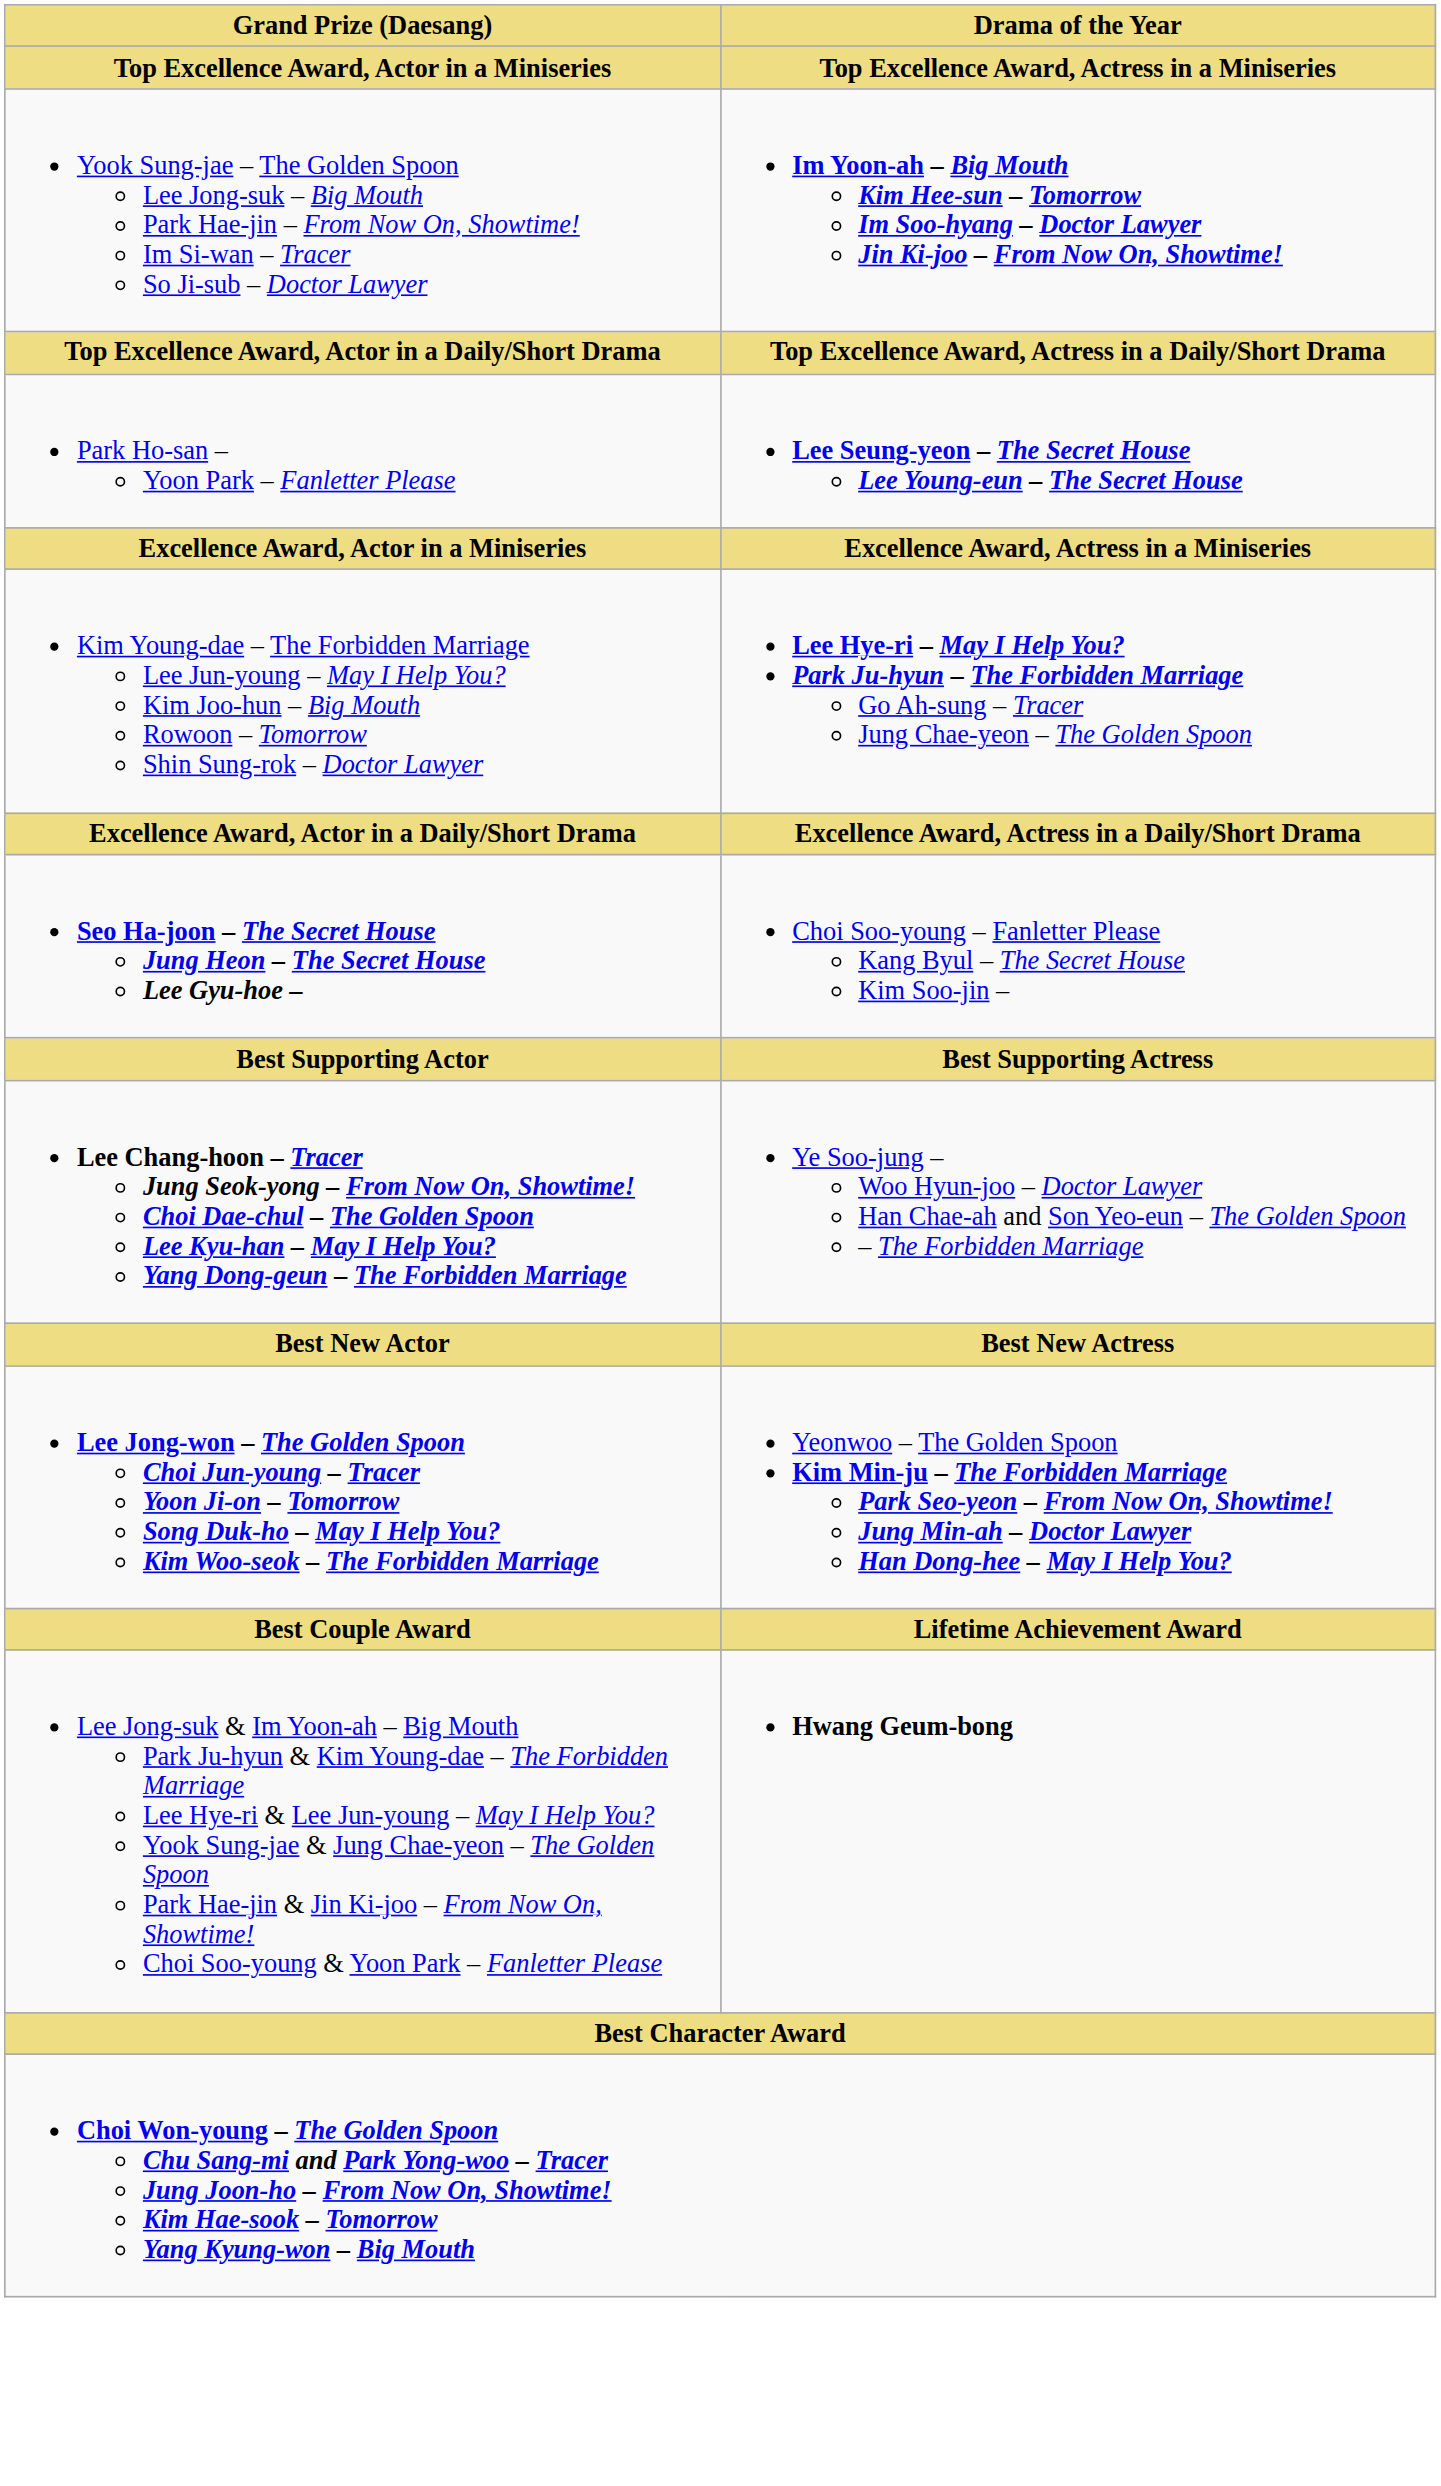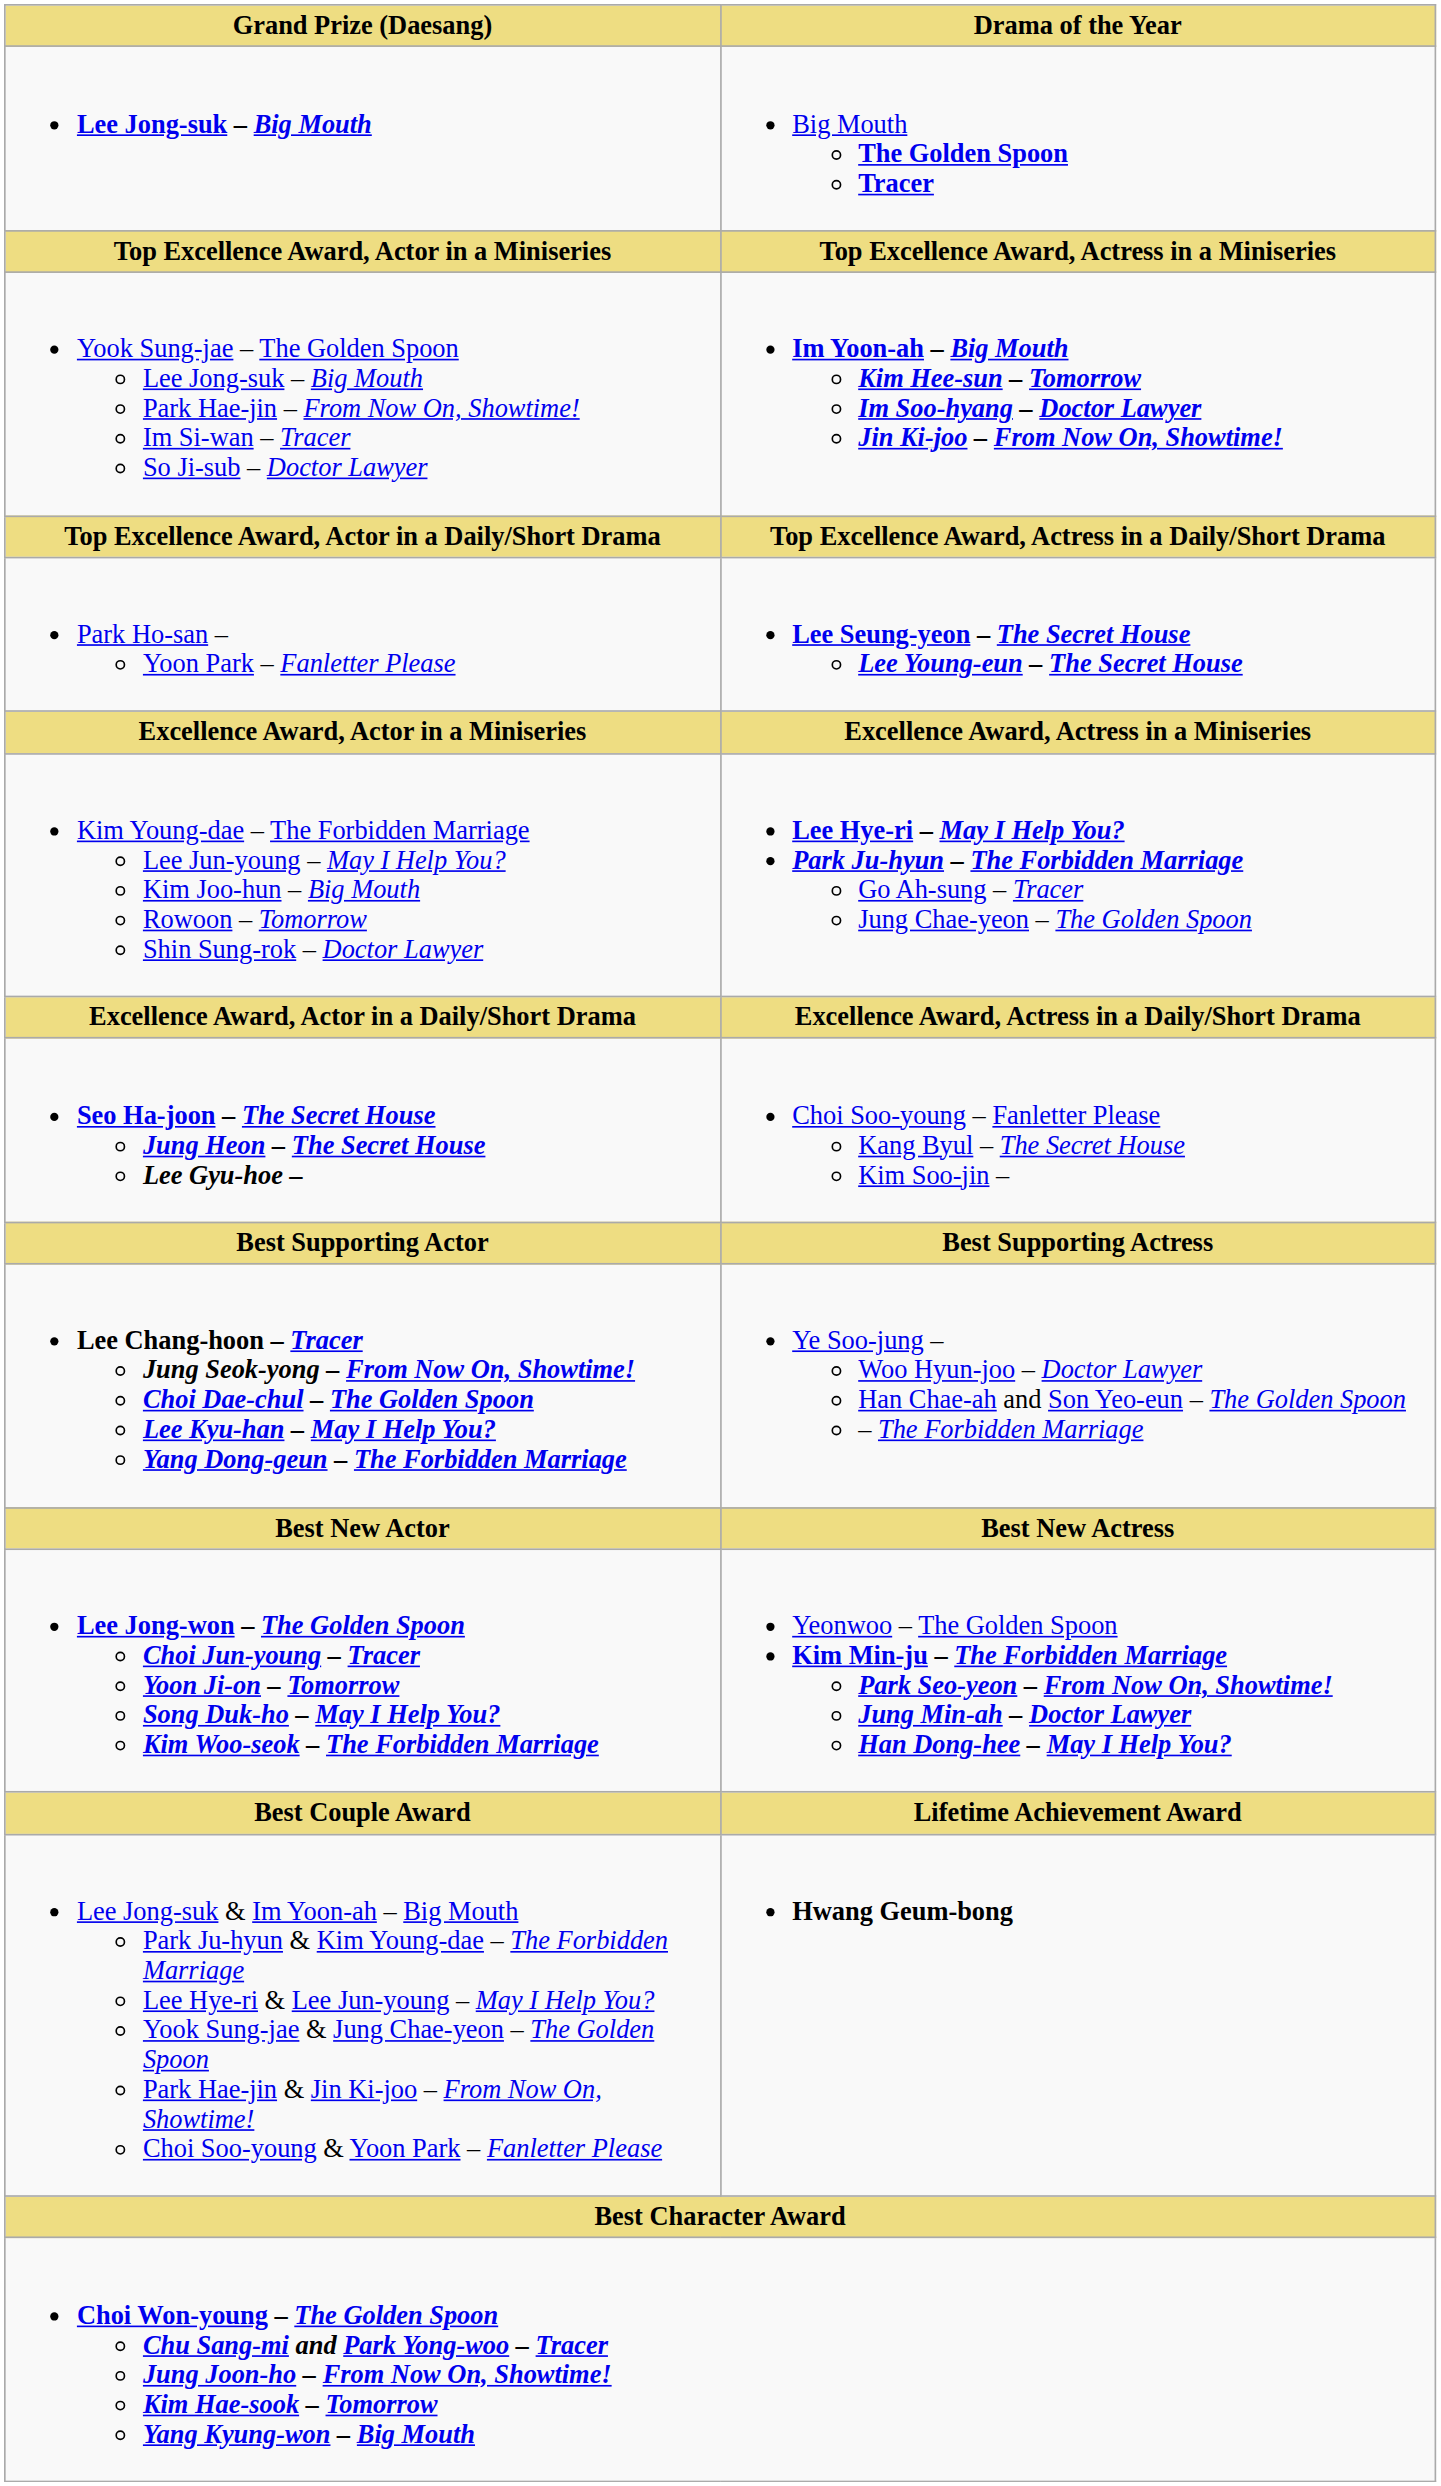+ row: (362, 124)
